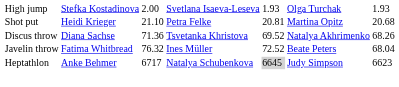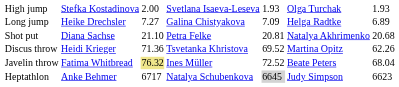+ row: (27, 22)
(88, 22) Heidi Krieger -> (88, 35) Diana Sachse
(315, 22) Martina Opitz -> (328, 35) Natalya Akhrimenko
(88, 35) Diana Sachse -> (88, 49) Heidi Krieger
(328, 35) Natalya Akhrimenko -> (315, 49) Martina Opitz
(384, 35) 68.26 -> (384, 49) 62.26
(153, 49) no background -> (153, 63) khaki background
